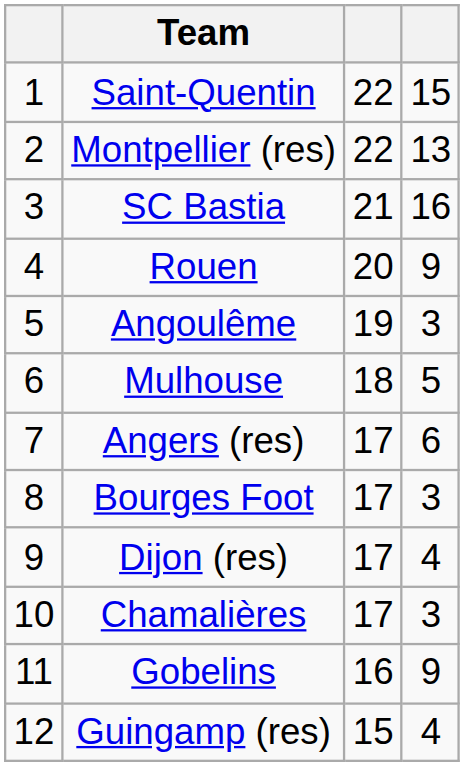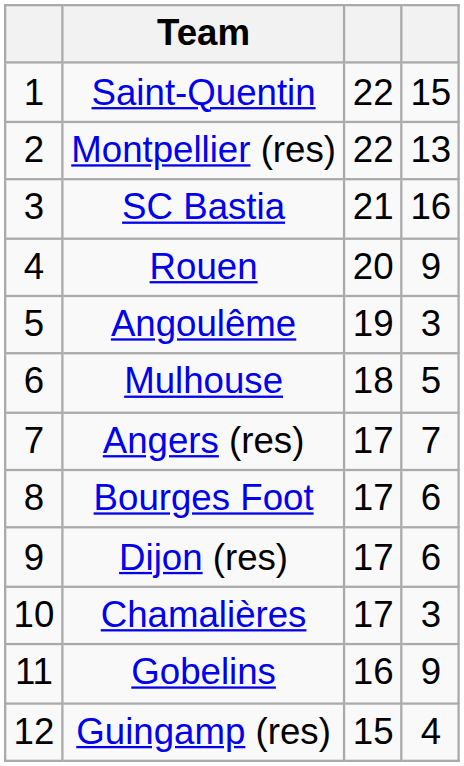(431, 440) 6 -> (431, 440) 7
(431, 498) 3 -> (431, 498) 6
(431, 556) 4 -> (431, 556) 6
